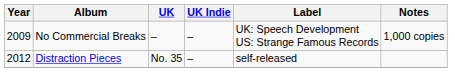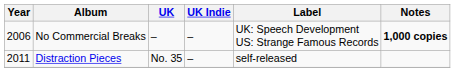(19, 36) 2009 -> (19, 36) 2006
(414, 36) normal -> (416, 36) bold
(19, 59) 2012 -> (18, 59) 2011
